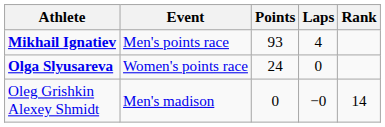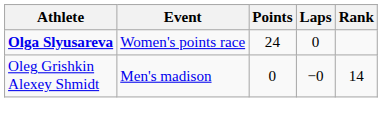- row: (62, 42)
